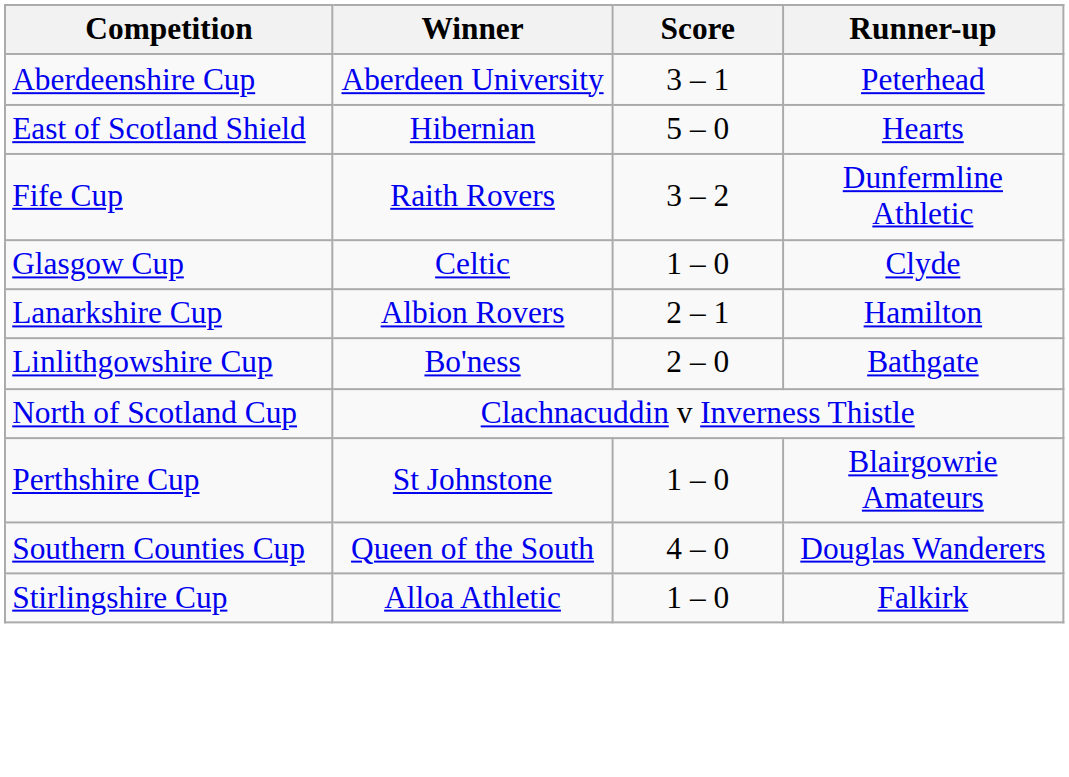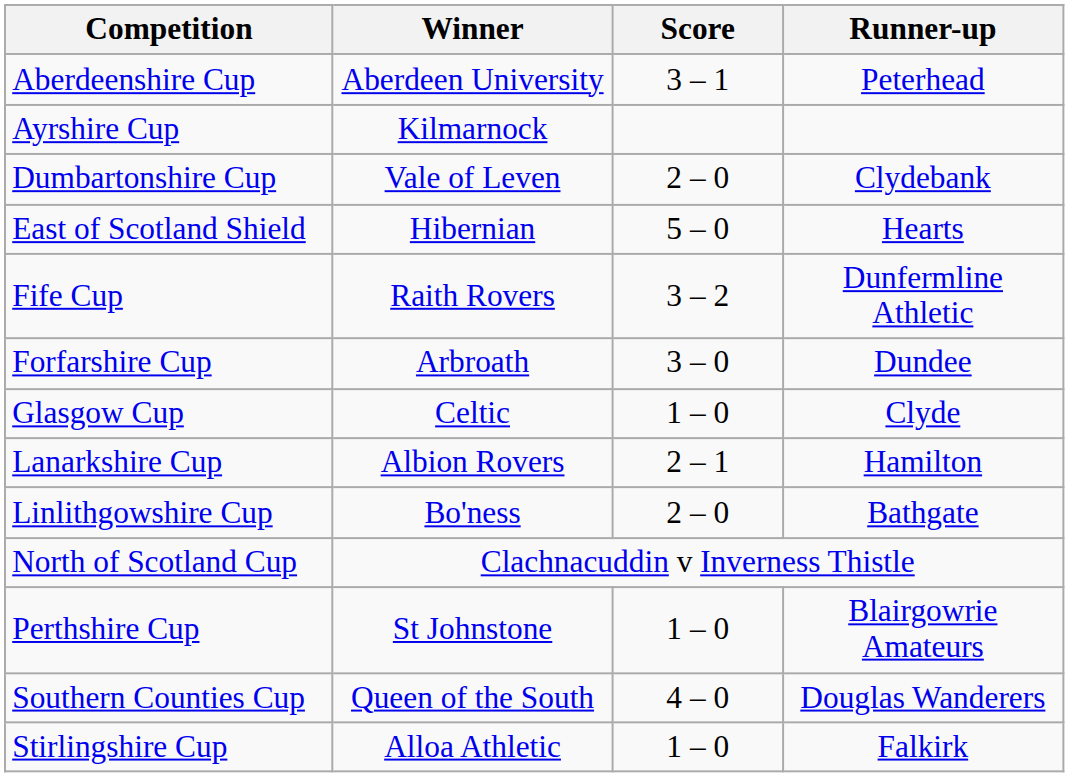+ row: (96, 128)
+ row: (144, 178)
+ row: (112, 363)
